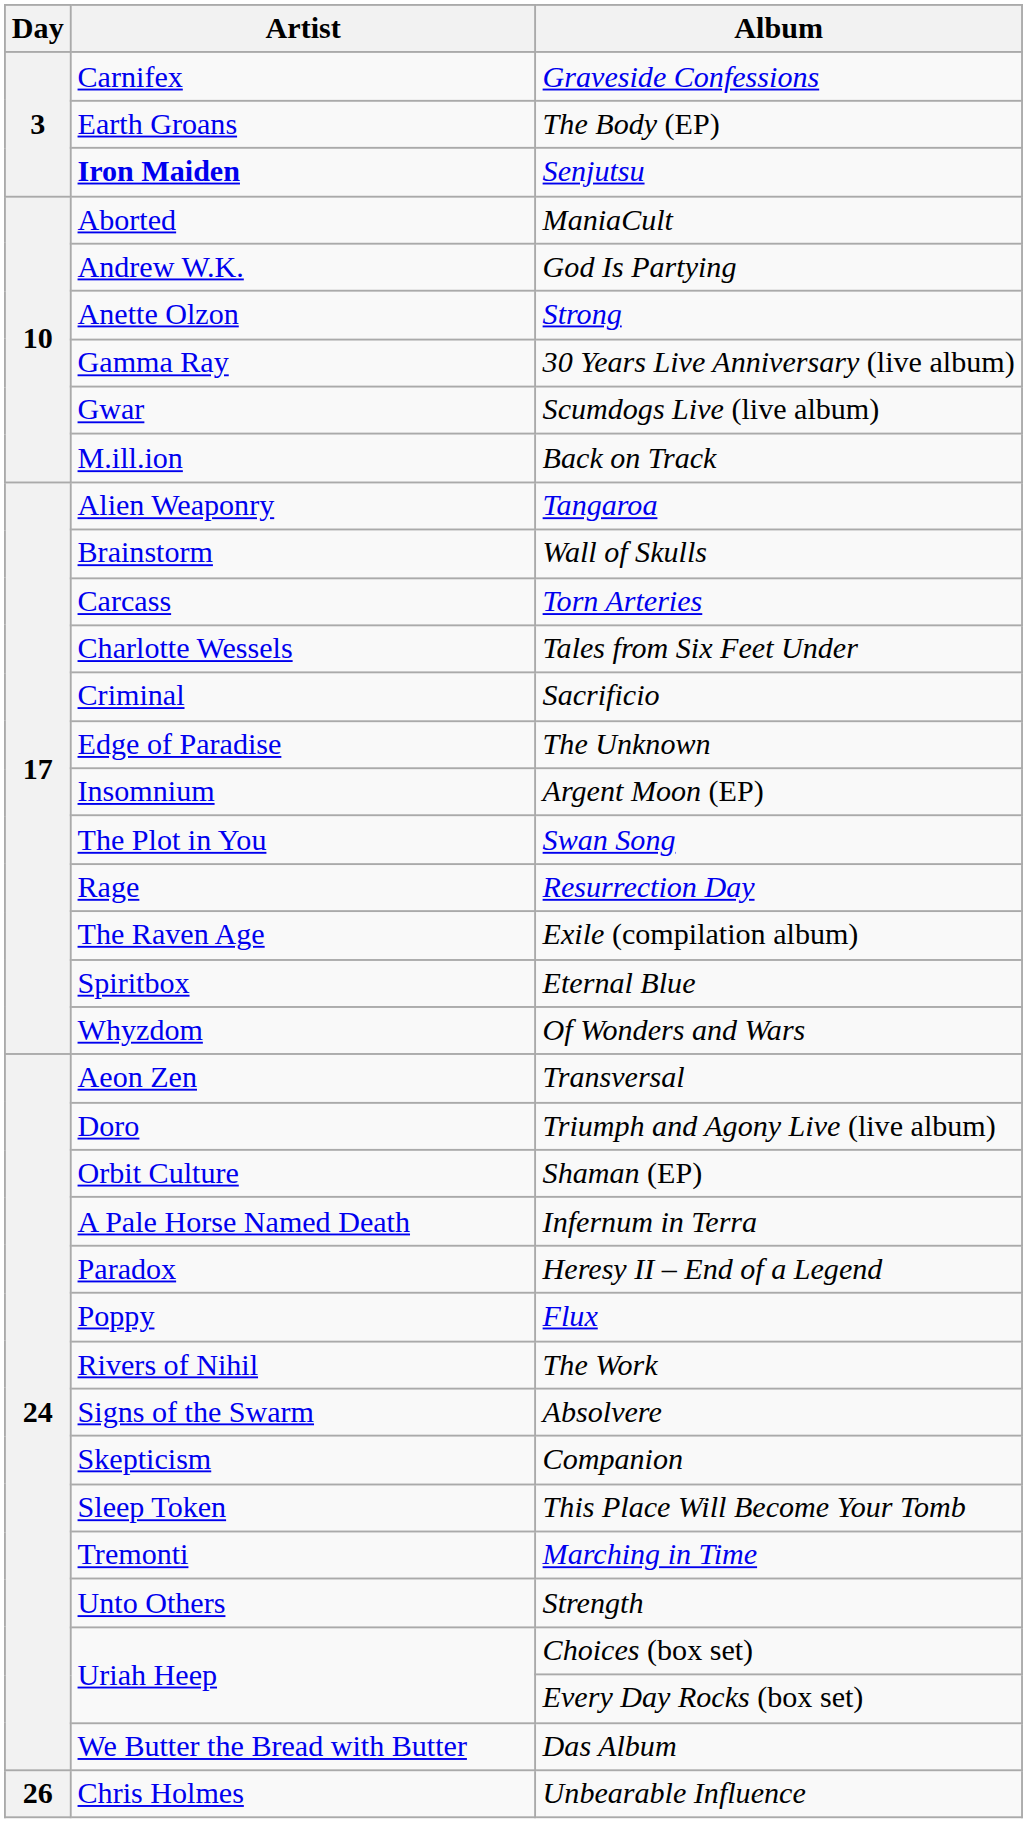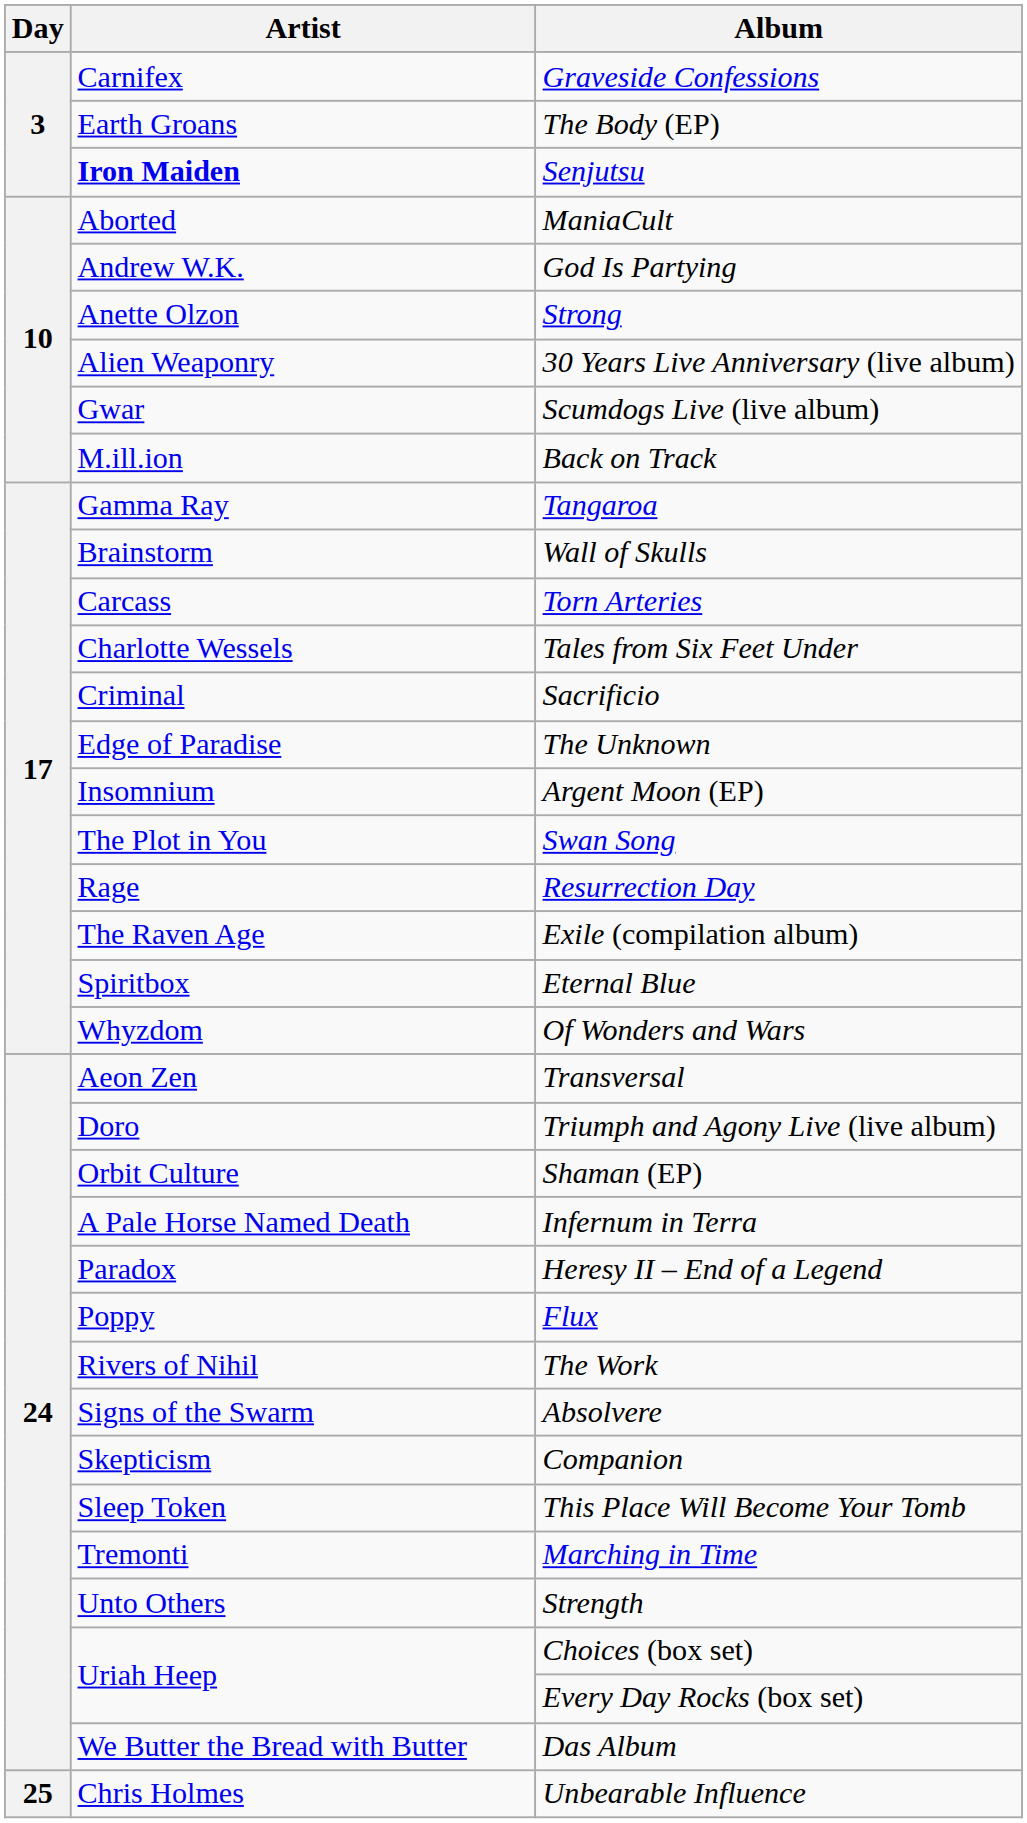(153, 362) Gamma Ray -> (176, 362) Alien Weaponry
(176, 505) Alien Weaponry -> (153, 505) Gamma Ray
(38, 1793) 26 -> (38, 1793) 25
